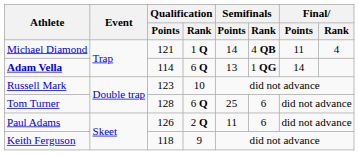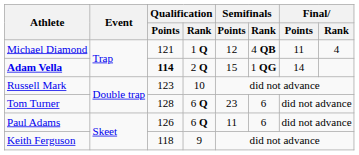(232, 49) 14 -> (232, 49) 12
(166, 67) normal -> (166, 67) bold
(199, 67) 6 Q -> (199, 67) 2 Q
(232, 67) 13 -> (232, 67) 15
(232, 104) 25 -> (232, 104) 23
(199, 122) 2 Q -> (199, 122) 6 Q
